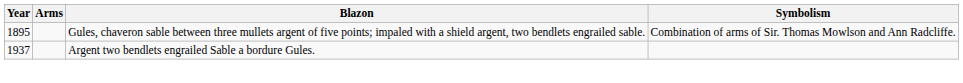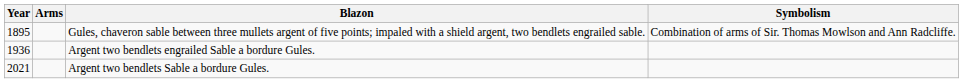(19, 50) 1937 -> (19, 50) 1936
+ row: (169, 68)
